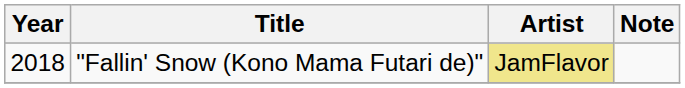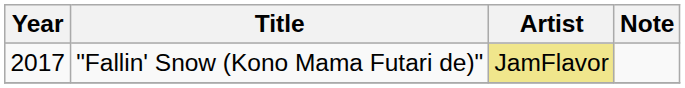(38, 62) 2018 -> (38, 62) 2017
